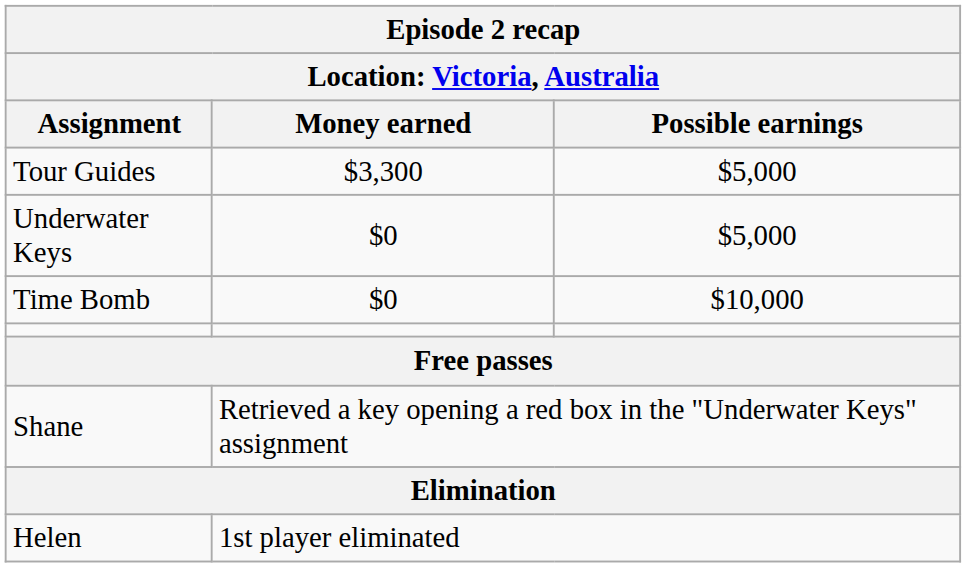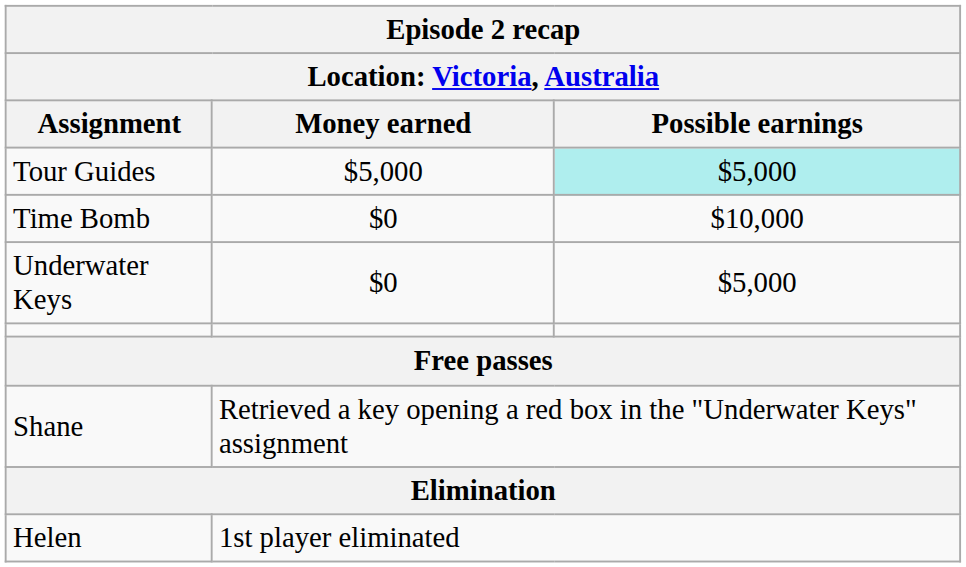(383, 171) $3,300 -> (383, 171) $5,000
(757, 171) no background -> (757, 171) paleturquoise background
rows swapped: (82, 299) <-> (81, 235)
